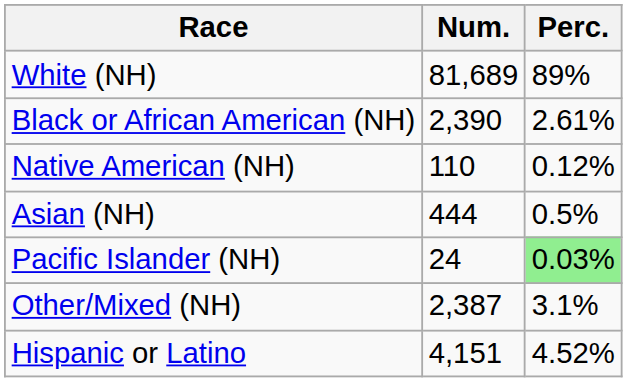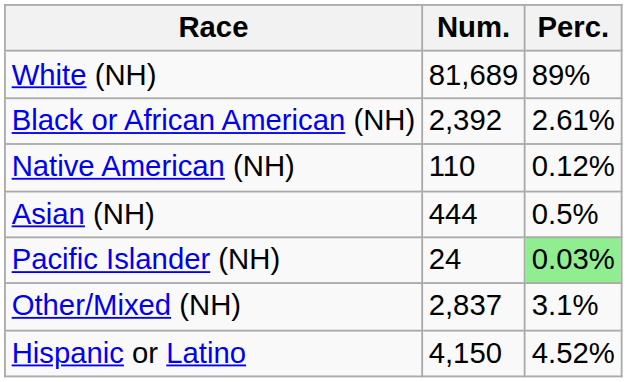(465, 120) 2,390 -> (465, 120) 2,392
(465, 306) 2,387 -> (465, 306) 2,837
(465, 352) 4,151 -> (465, 352) 4,150
